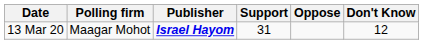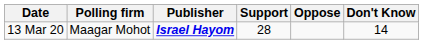(264, 30) 31 -> (264, 30) 28
(381, 30) 12 -> (381, 30) 14
